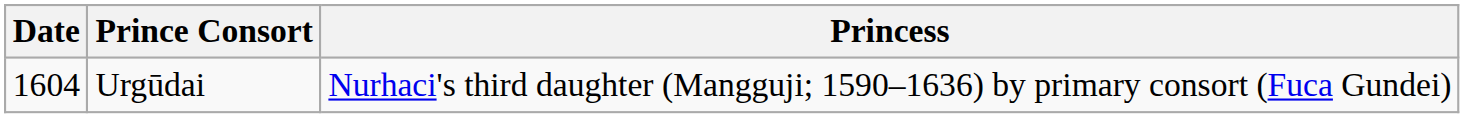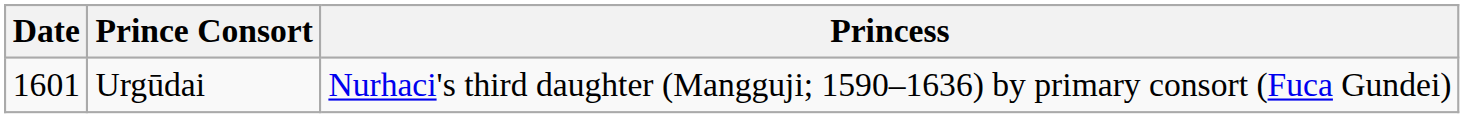(46, 84) 1604 -> (46, 84) 1601
